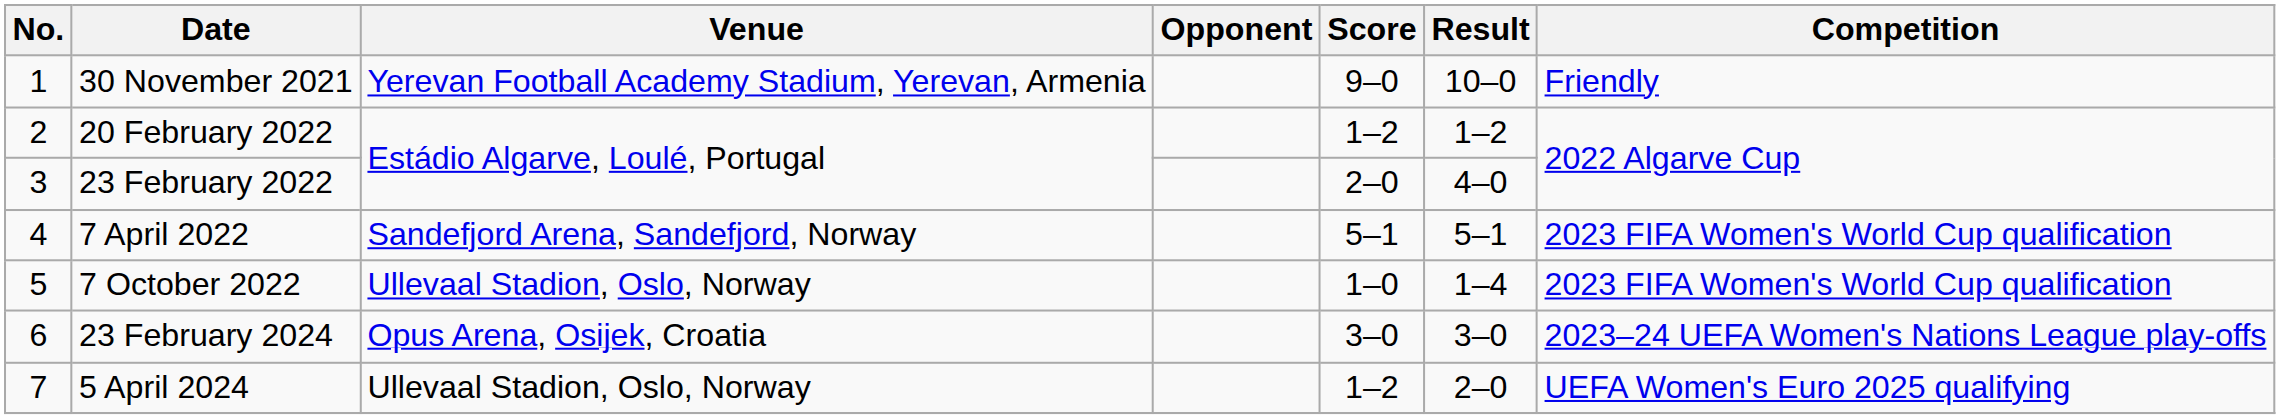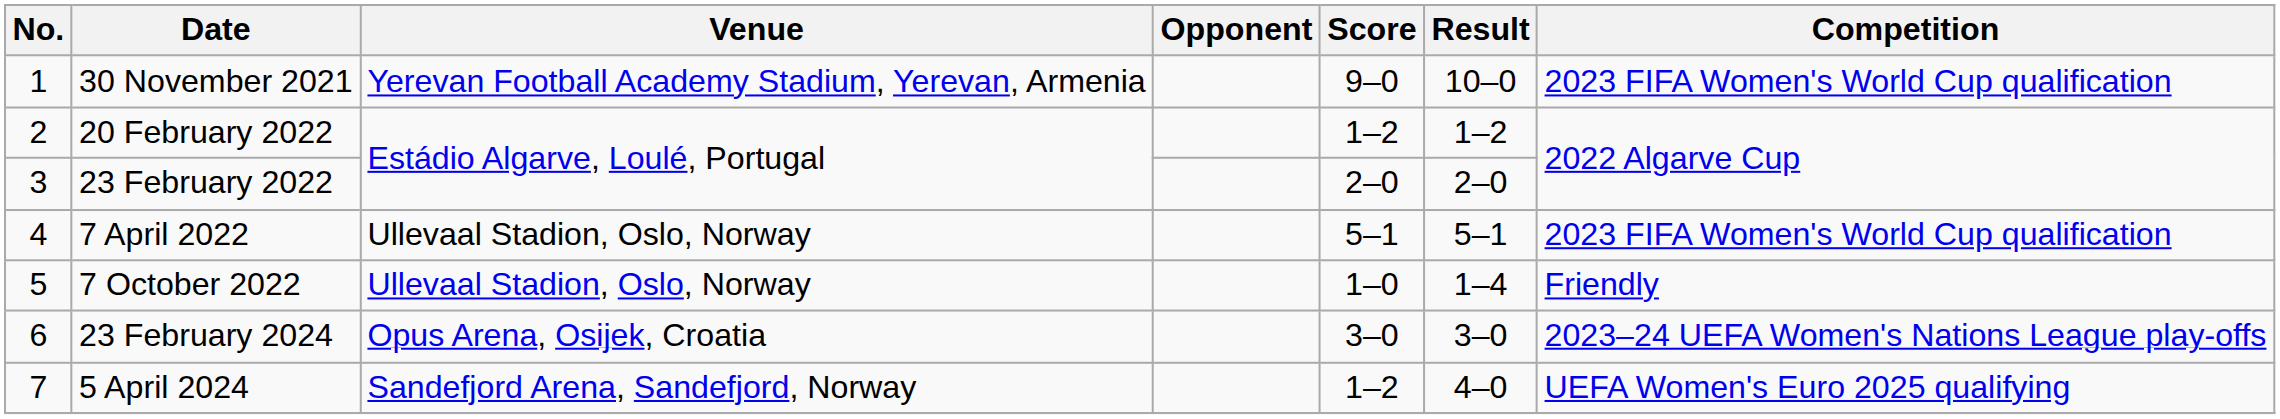(1602, 81) Friendly -> (1858, 81) 2023 FIFA Women's World Cup qualification
(1481, 183) 4–0 -> (1481, 183) 2–0
(642, 234) Sandefjord Arena, Sandefjord, Norway -> (589, 234) Ullevaal Stadion, Oslo, Norway
(1858, 285) 2023 FIFA Women's World Cup qualification -> (1602, 285) Friendly
(589, 387) Ullevaal Stadion, Oslo, Norway -> (642, 387) Sandefjord Arena, Sandefjord, Norway
(1481, 387) 2–0 -> (1481, 387) 4–0
